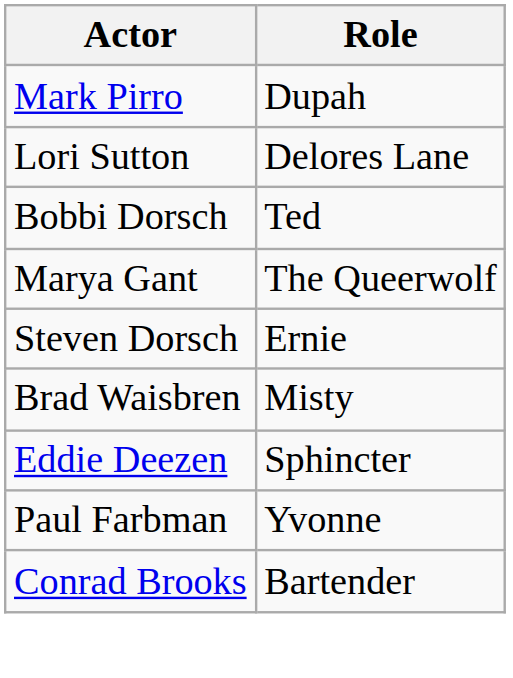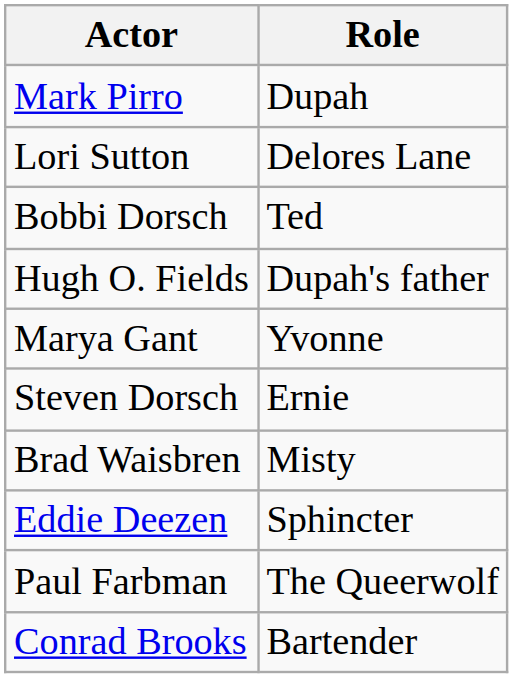+ row: (131, 277)
(381, 277) The Queerwolf -> (325, 338) Yvonne
(323, 519) Yvonne -> (383, 580) The Queerwolf
